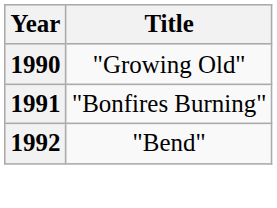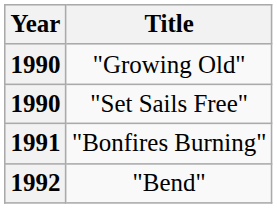+ row: (169, 103)
